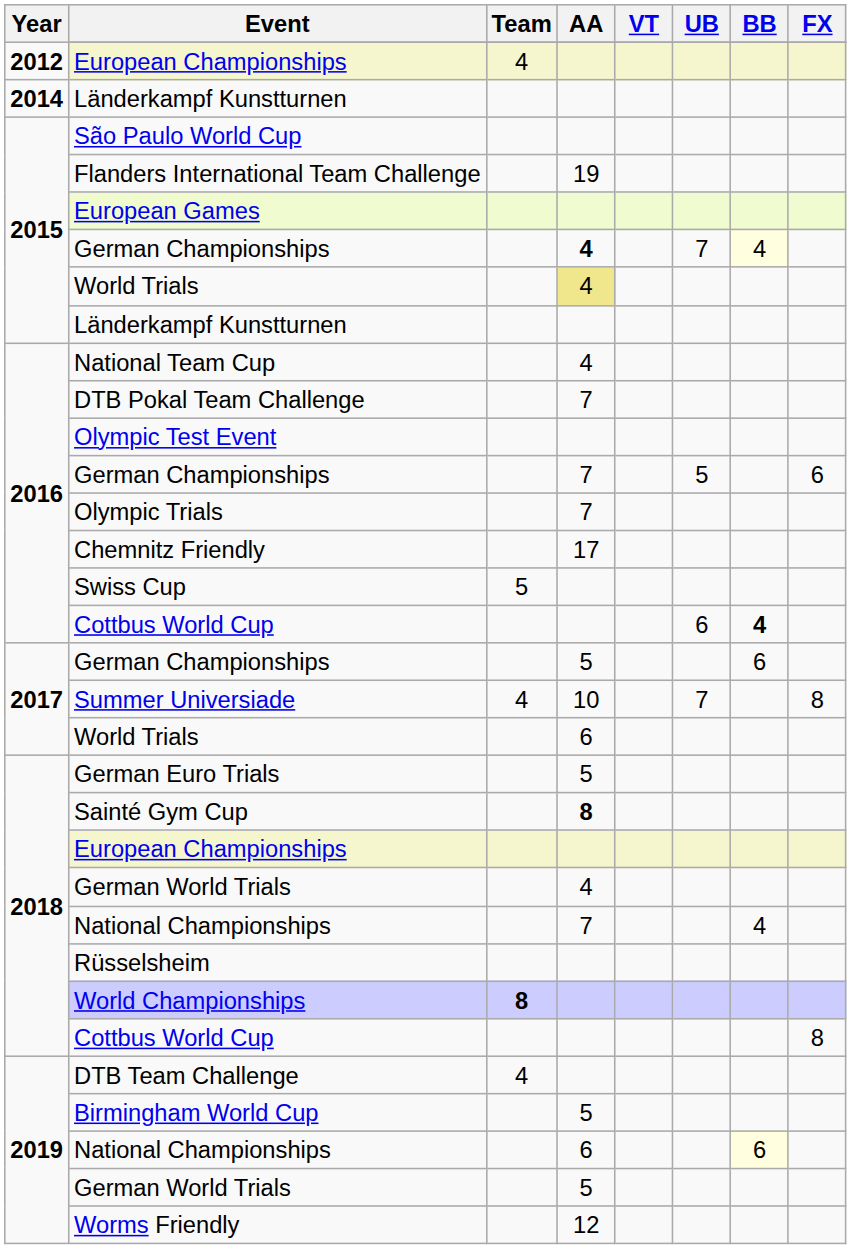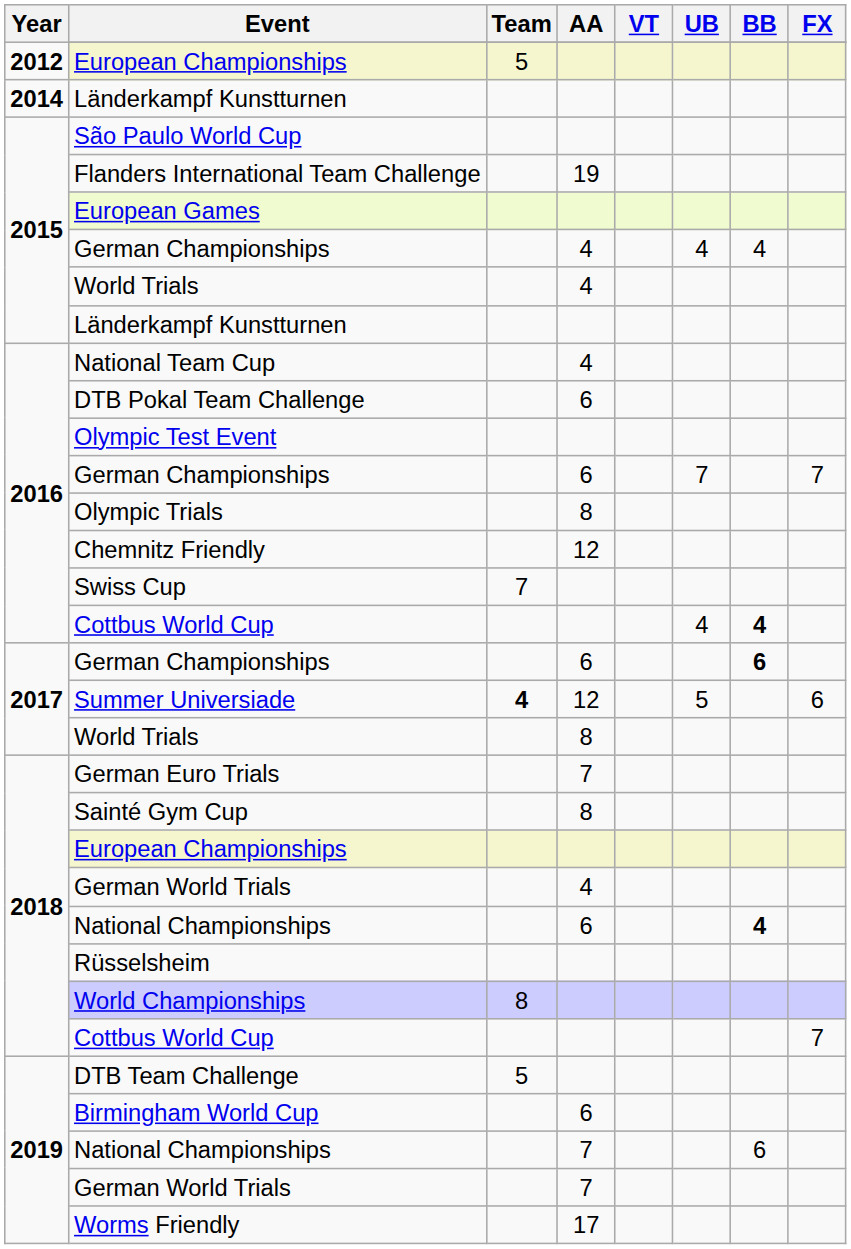(522, 61) 4 -> (522, 61) 5
(586, 249) bold -> (586, 249) normal
(702, 249) 7 -> (702, 249) 4
(760, 249) lightyellow background -> (760, 249) no background
(586, 286) khaki background -> (586, 286) no background
(586, 399) 7 -> (586, 399) 6
(586, 474) 7 -> (586, 474) 6
(702, 474) 5 -> (702, 474) 7
(817, 474) 6 -> (817, 474) 7
(586, 512) 7 -> (586, 512) 8
(586, 549) 17 -> (586, 549) 12
(522, 587) 5 -> (522, 587) 7
(702, 624) 6 -> (702, 624) 4
(586, 662) 5 -> (586, 662) 6
(760, 662) normal -> (760, 662) bold
(522, 699) normal -> (522, 699) bold
(586, 699) 10 -> (586, 699) 12
(702, 699) 7 -> (702, 699) 5
(817, 699) 8 -> (817, 699) 6
(586, 737) 6 -> (586, 737) 8
(586, 774) 5 -> (586, 774) 7
(586, 812) bold -> (586, 812) normal
(586, 925) 7 -> (586, 925) 6
(760, 925) normal -> (760, 925) bold
(522, 1000) bold -> (522, 1000) normal
(817, 1037) 8 -> (817, 1037) 7
(522, 1075) 4 -> (522, 1075) 5
(586, 1112) 5 -> (586, 1112) 6
(586, 1150) 6 -> (586, 1150) 7
(760, 1150) lightyellow background -> (760, 1150) no background
(586, 1187) 5 -> (586, 1187) 7
(586, 1225) 12 -> (586, 1225) 17
